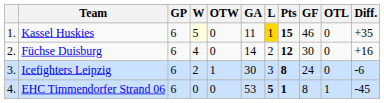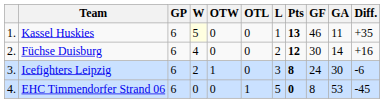columns swapped: (336, 13) <-> (253, 13)
(270, 32) gold background -> (278, 32) no background
(287, 32) 15 -> (294, 32) 13
(270, 88) bold -> (278, 88) normal
(284, 88) 1 -> (291, 88) 0
